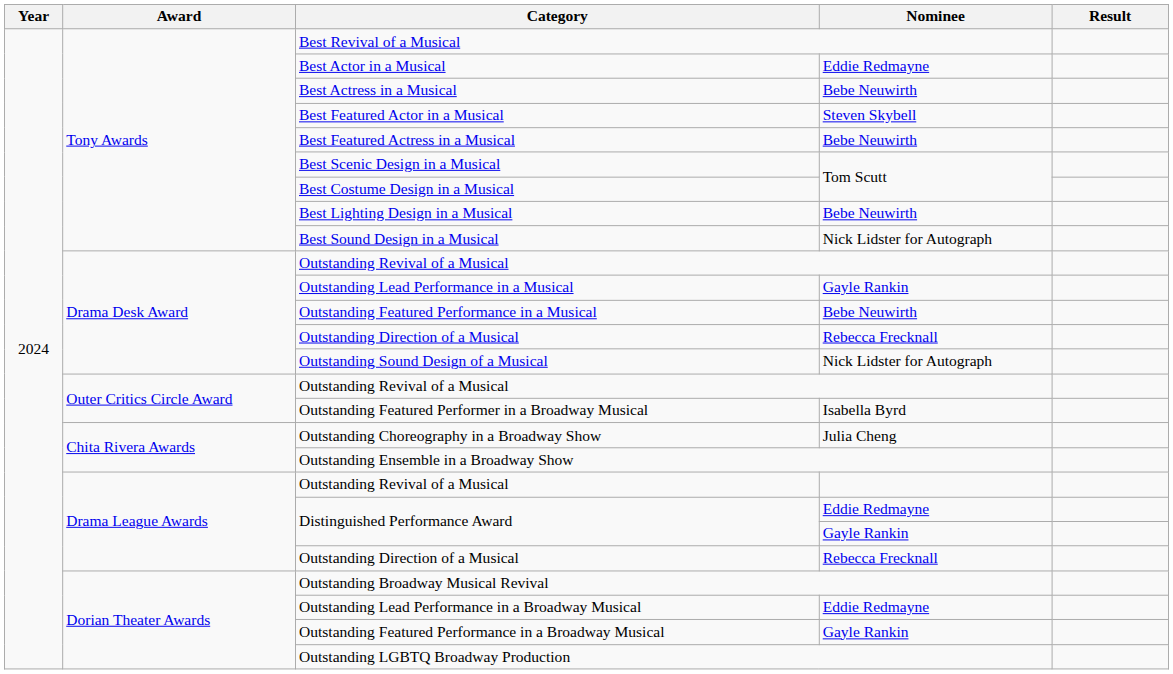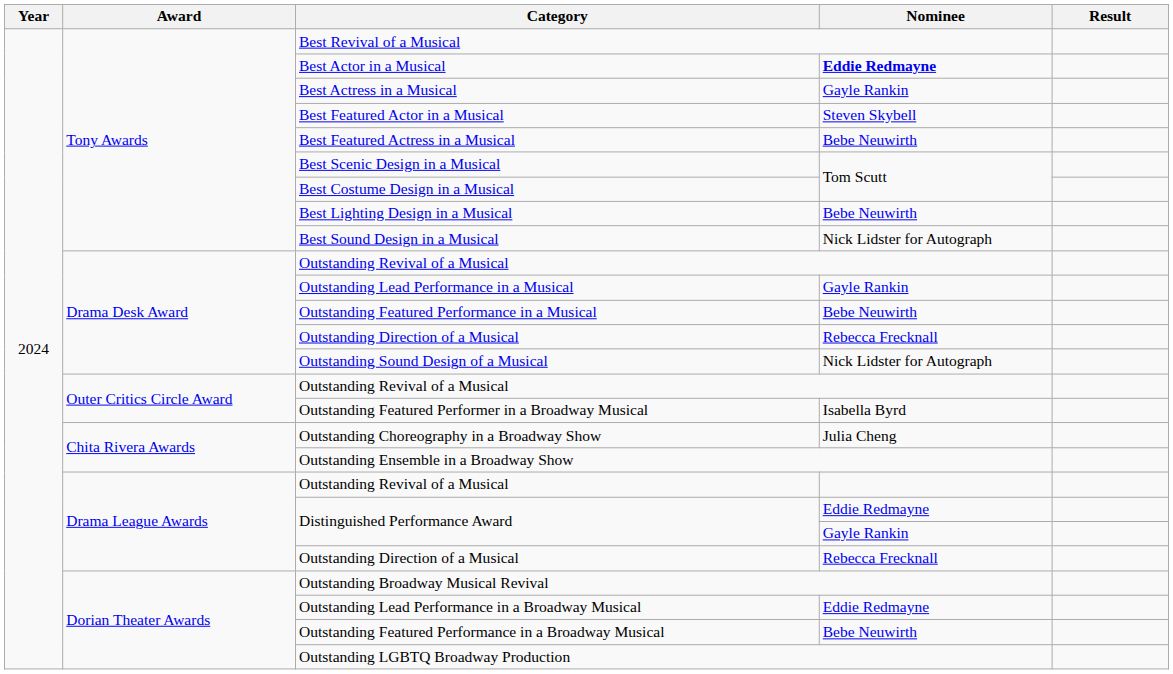(876, 66) normal -> (879, 66) bold
(870, 90) Bebe Neuwirth -> (866, 90) Gayle Rankin
(866, 632) Gayle Rankin -> (870, 632) Bebe Neuwirth
